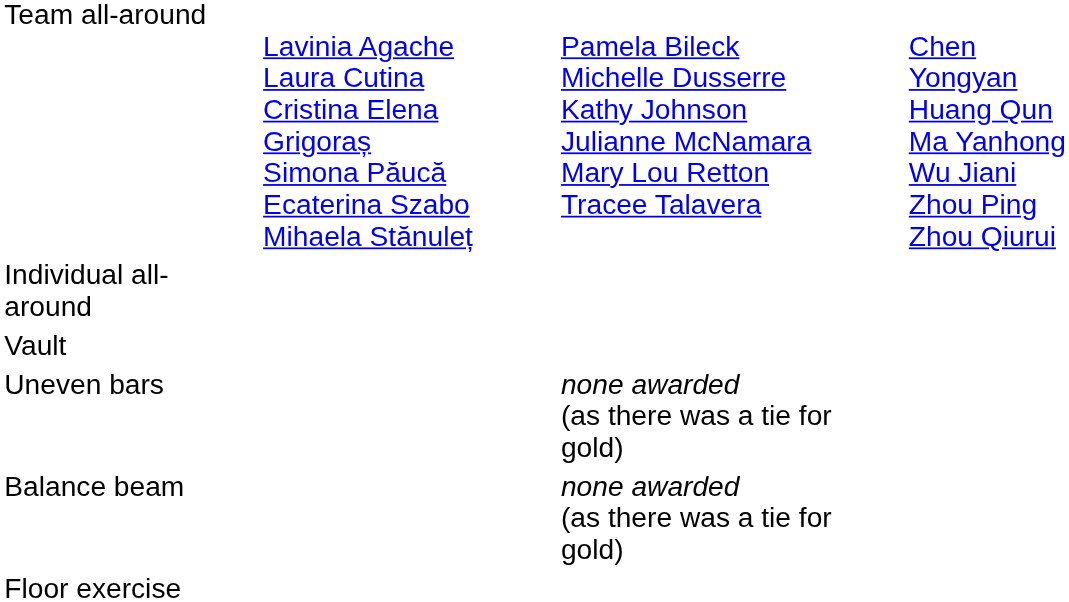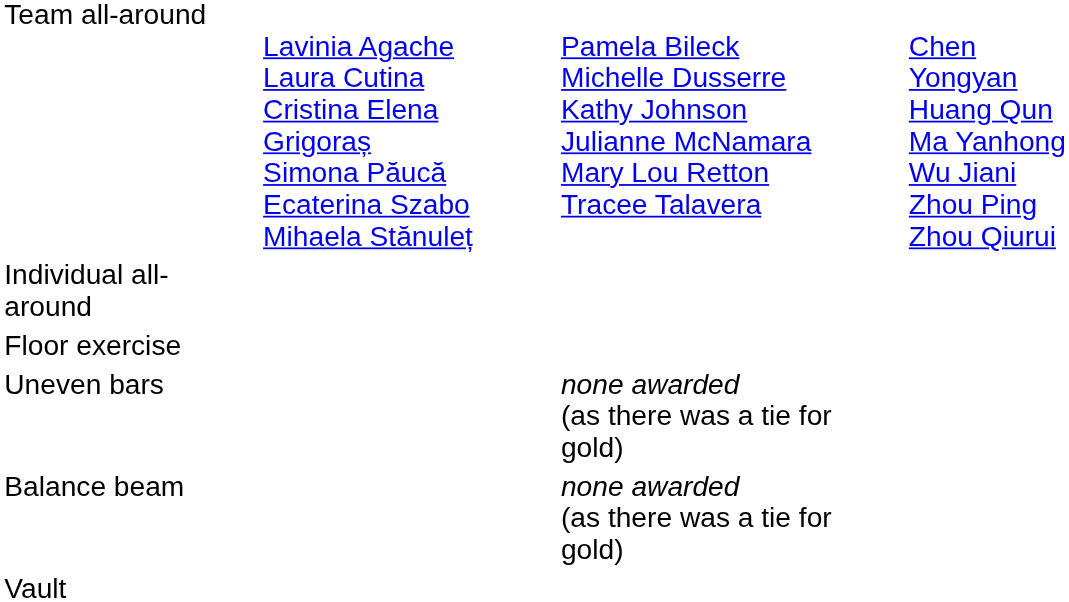rows swapped: (35, 345) <-> (93, 588)
